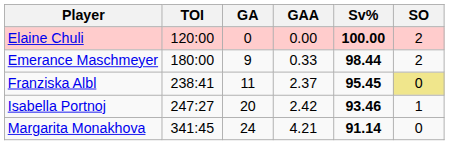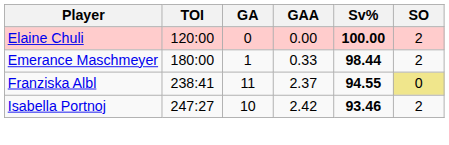(248, 60) 9 -> (248, 60) 1
(363, 83) 95.45 -> (363, 83) 94.55
(248, 106) 20 -> (248, 106) 10
(419, 106) 1 -> (419, 106) 2
- row: (77, 128)
